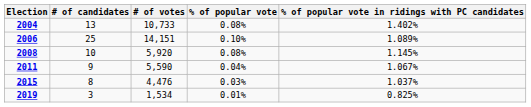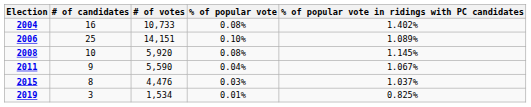(91, 25) 13 -> (91, 25) 16
